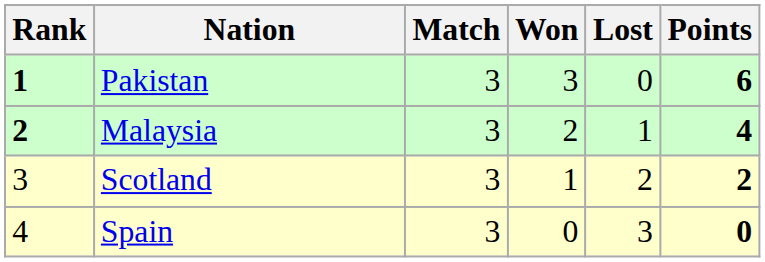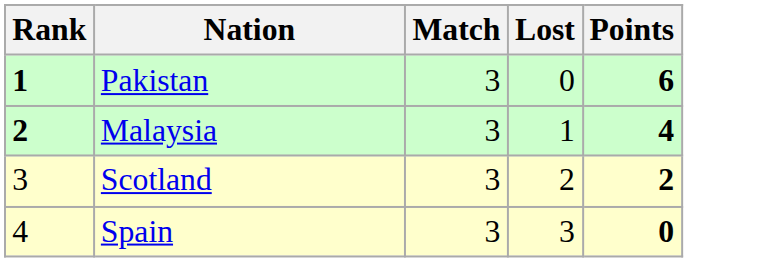- column: (547, 29)
